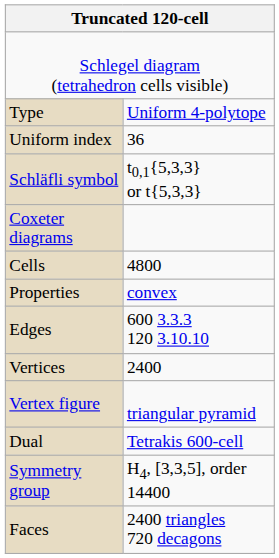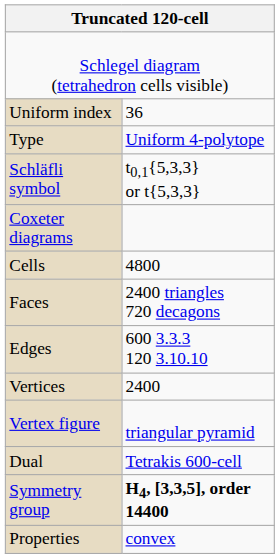rows swapped: (27, 112) <-> (60, 139)
rows swapped: (29, 529) <-> (44, 292)
(187, 480) normal -> (188, 499) bold
